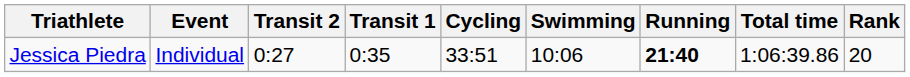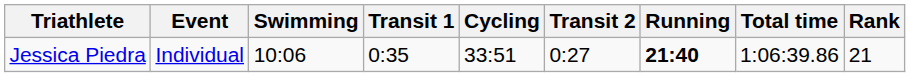columns swapped: (583, 21) <-> (297, 21)
(860, 54) 20 -> (860, 54) 21
